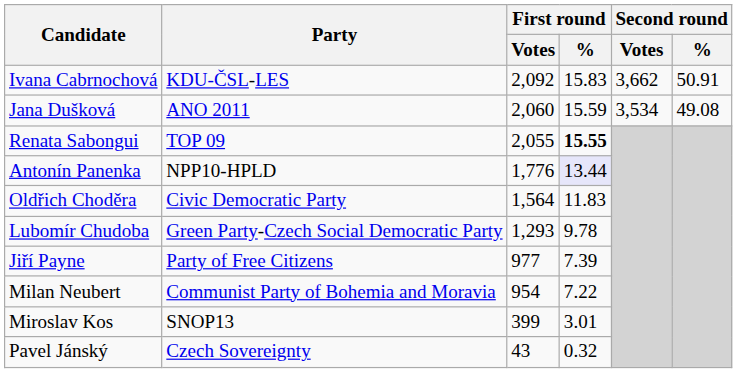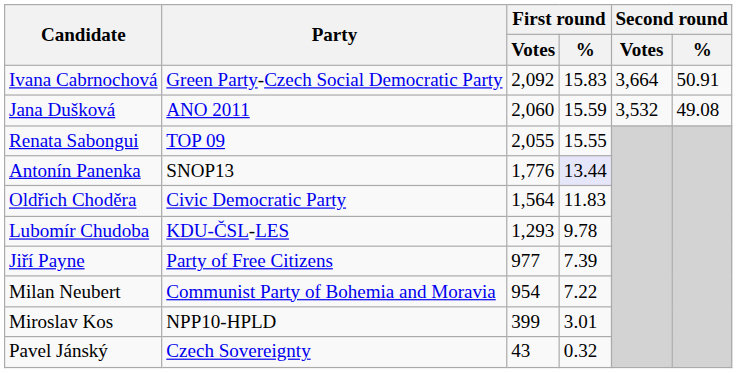(228, 79) KDU-ČSL-LES -> (334, 79) Green Party-Czech Social Democratic Party
(637, 79) 3,662 -> (637, 79) 3,664
(637, 110) 3,534 -> (637, 110) 3,532
(585, 140) bold -> (585, 140) normal
(221, 170) NPP10-HPLD -> (200, 170) SNOP13
(334, 230) Green Party-Czech Social Democratic Party -> (228, 230) KDU-ČSL-LES
(200, 321) SNOP13 -> (221, 321) NPP10-HPLD
